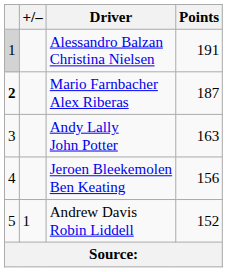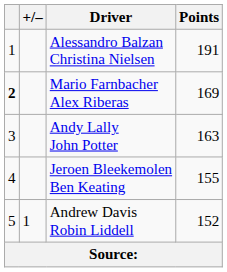(12, 50) lightgrey background -> (12, 50) no background
(208, 93) 187 -> (208, 93) 169
(208, 178) 156 -> (208, 178) 155
